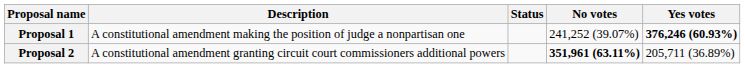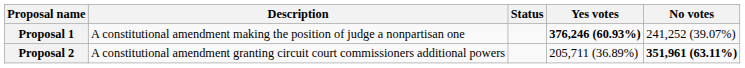columns swapped: (691, 14) <-> (595, 14)
